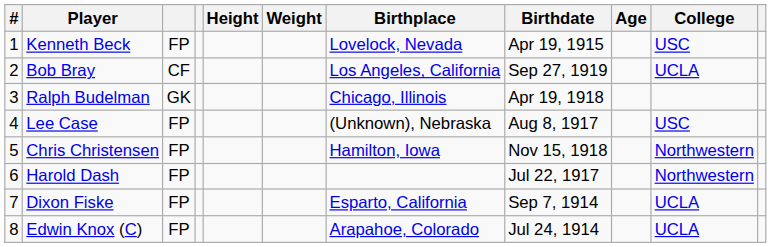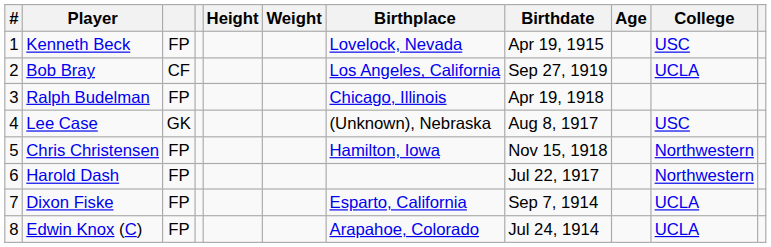(179, 97) GK -> (179, 97) FP
(179, 124) FP -> (179, 124) GK
